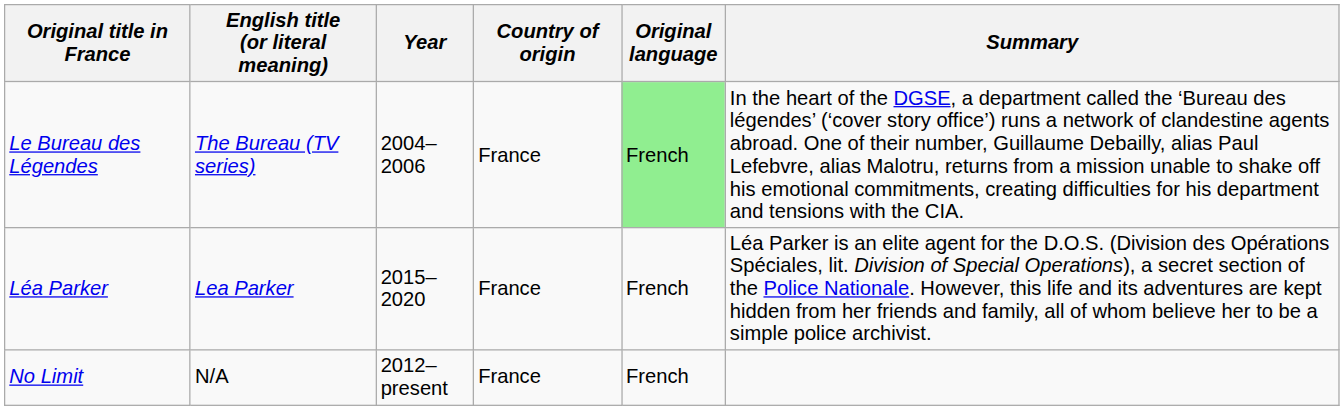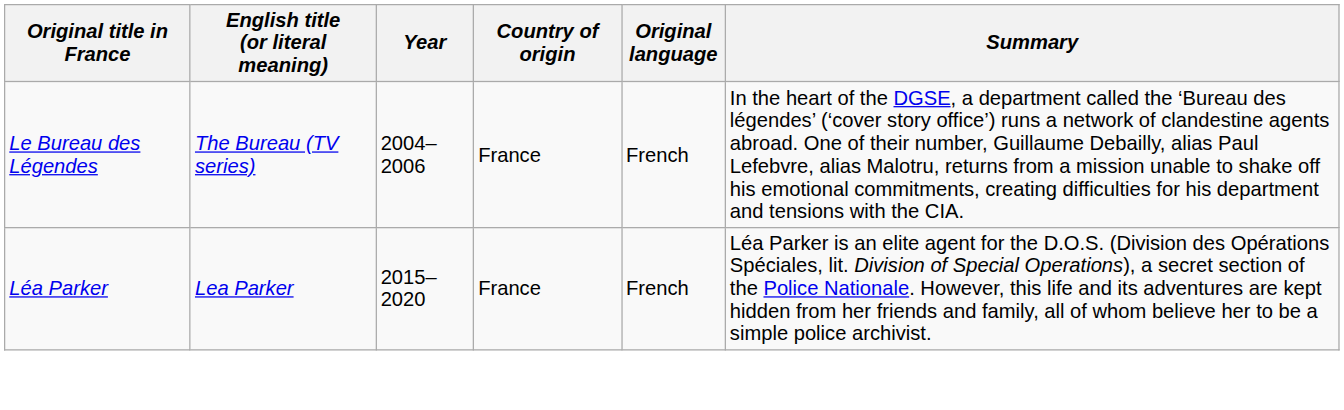(657, 154) lightgreen background -> (657, 154) no background
- row: (46, 377)
